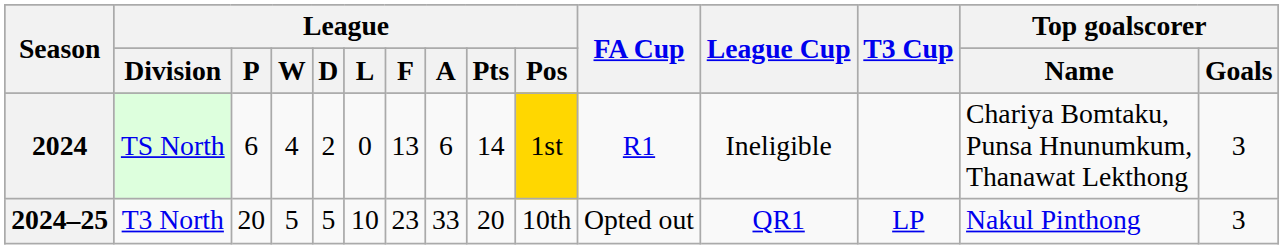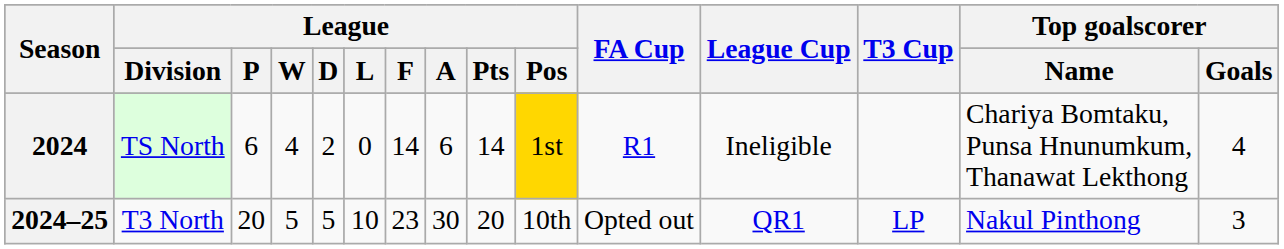(405, 145) 13 -> (405, 145) 14
(1239, 145) 3 -> (1239, 145) 4
(446, 220) 33 -> (446, 220) 30
